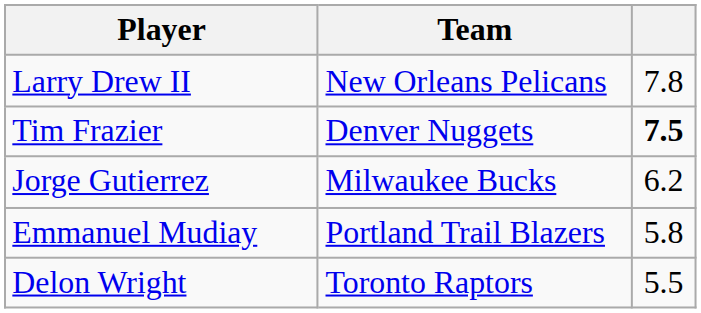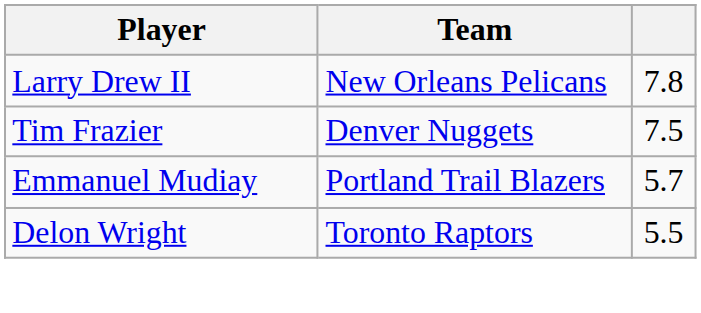(664, 130) bold -> (664, 130) normal
- row: (111, 181)
(664, 231) 5.8 -> (664, 181) 5.7
